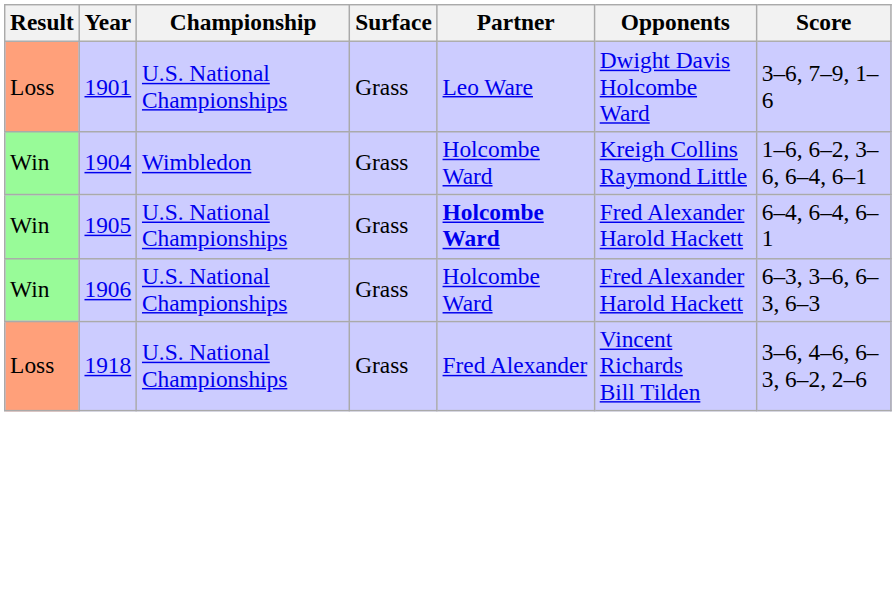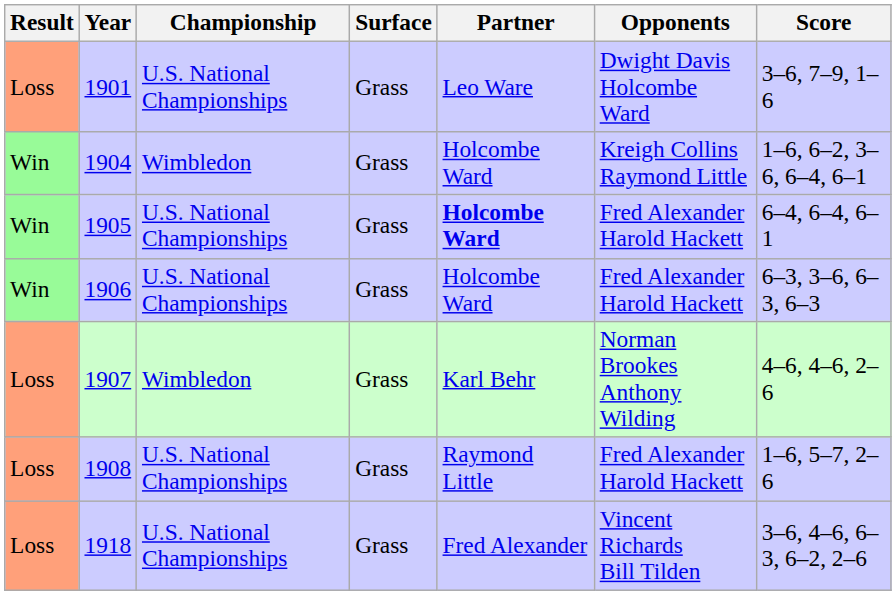+ row: (108, 379)
+ row: (108, 468)
